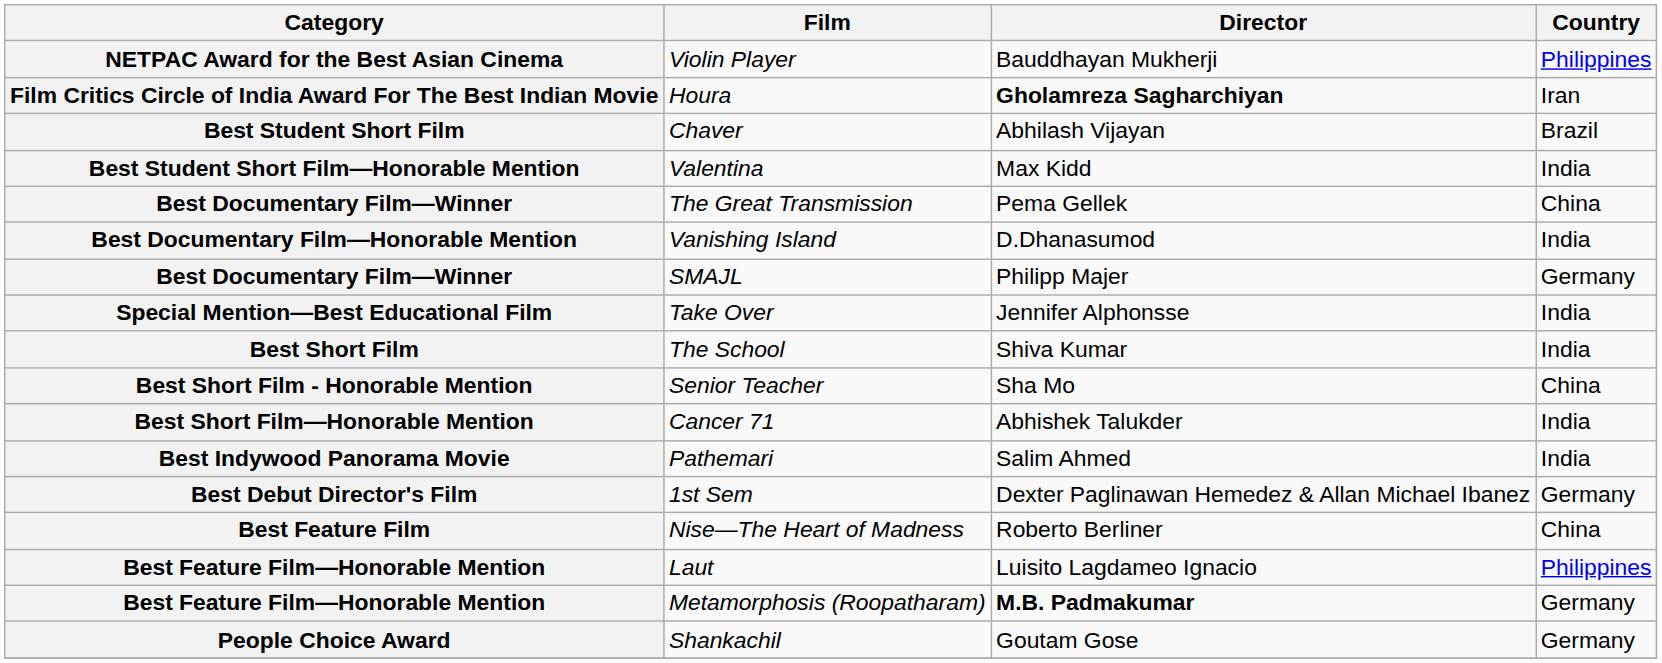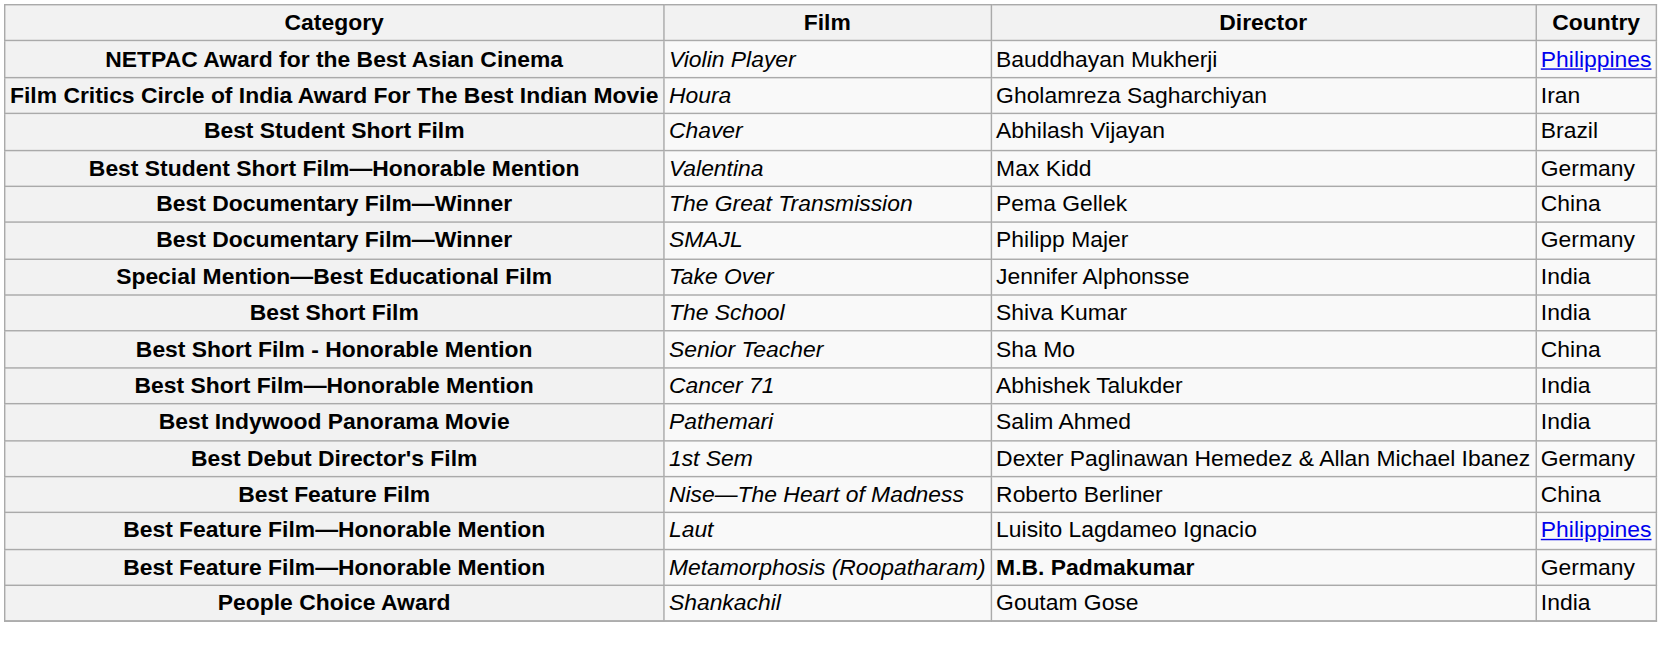(1140, 95) bold -> (1132, 95) normal
(1566, 167) India -> (1588, 167) Germany
- row: (752, 240)
(1588, 639) Germany -> (1566, 603) India
